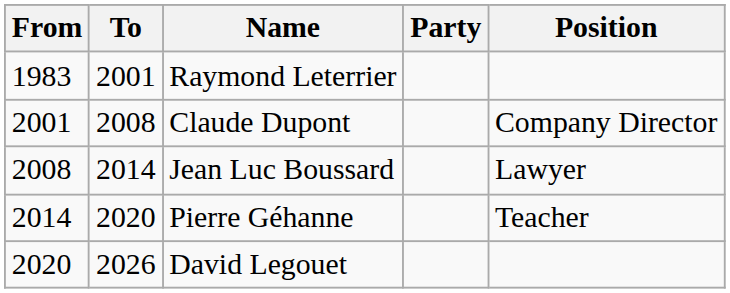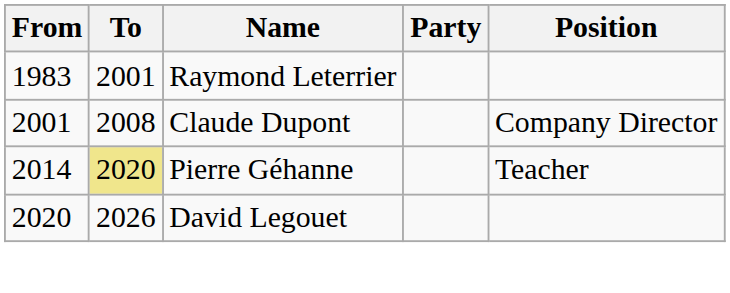- row: (282, 169)
(126, 216) no background -> (126, 169) khaki background
